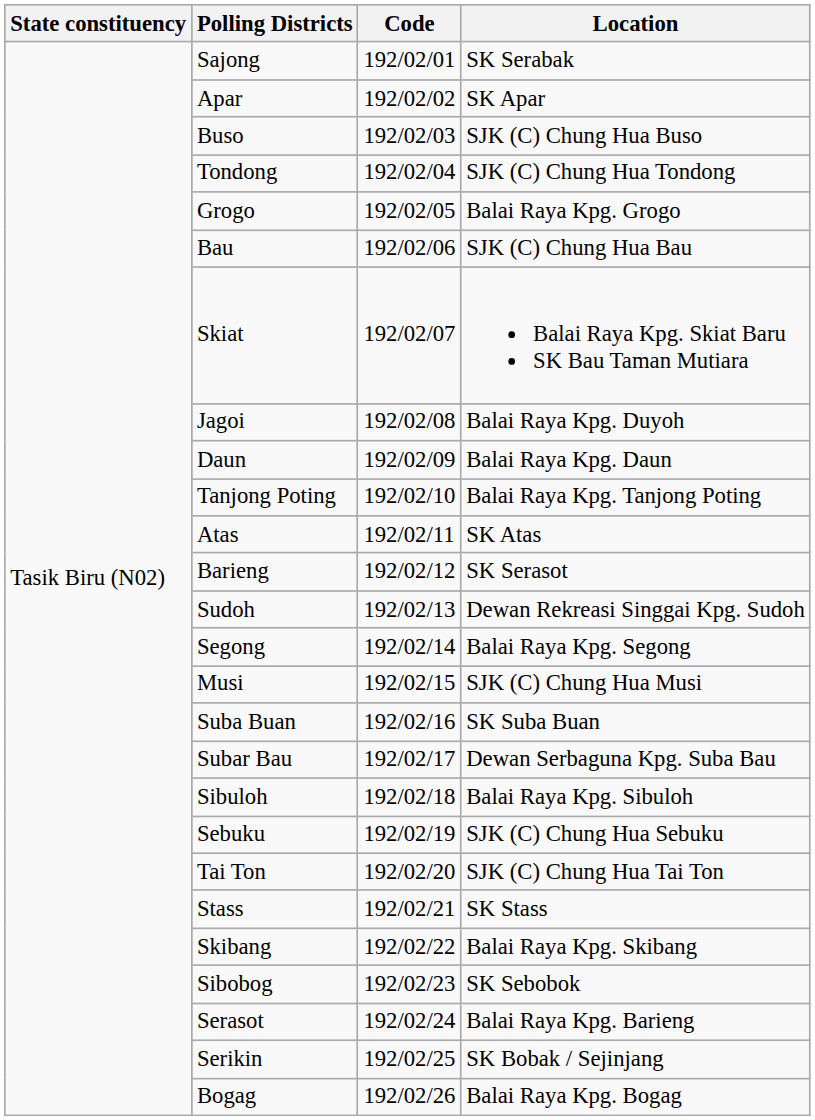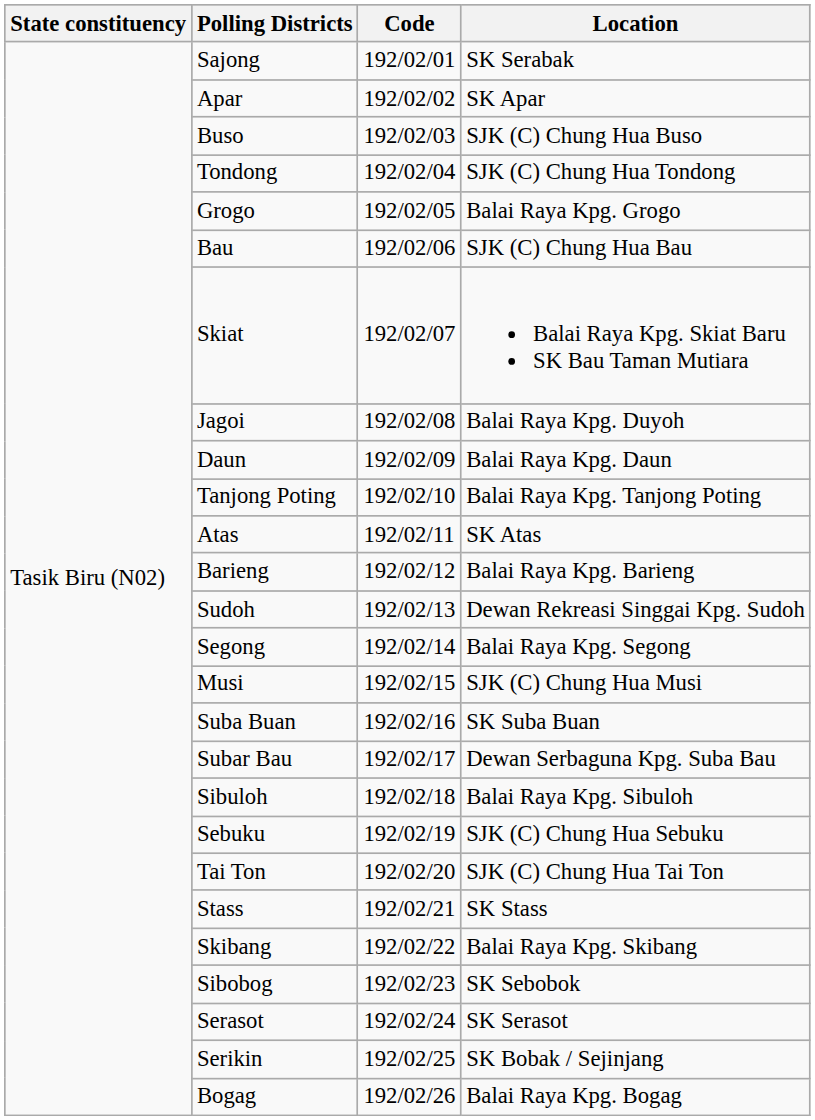(517, 571) SK Serasot -> (580, 571) Balai Raya Kpg. Barieng
(580, 1020) Balai Raya Kpg. Barieng -> (517, 1020) SK Serasot
